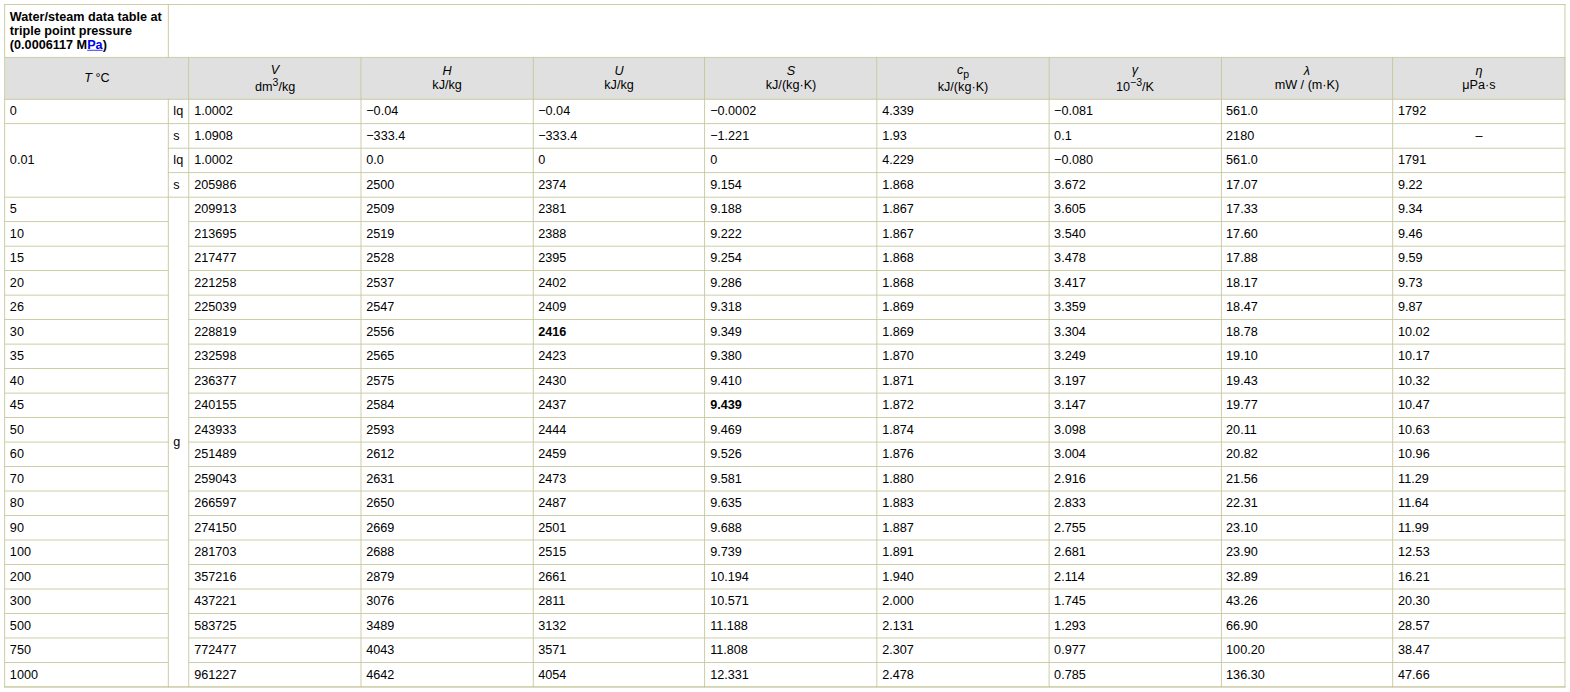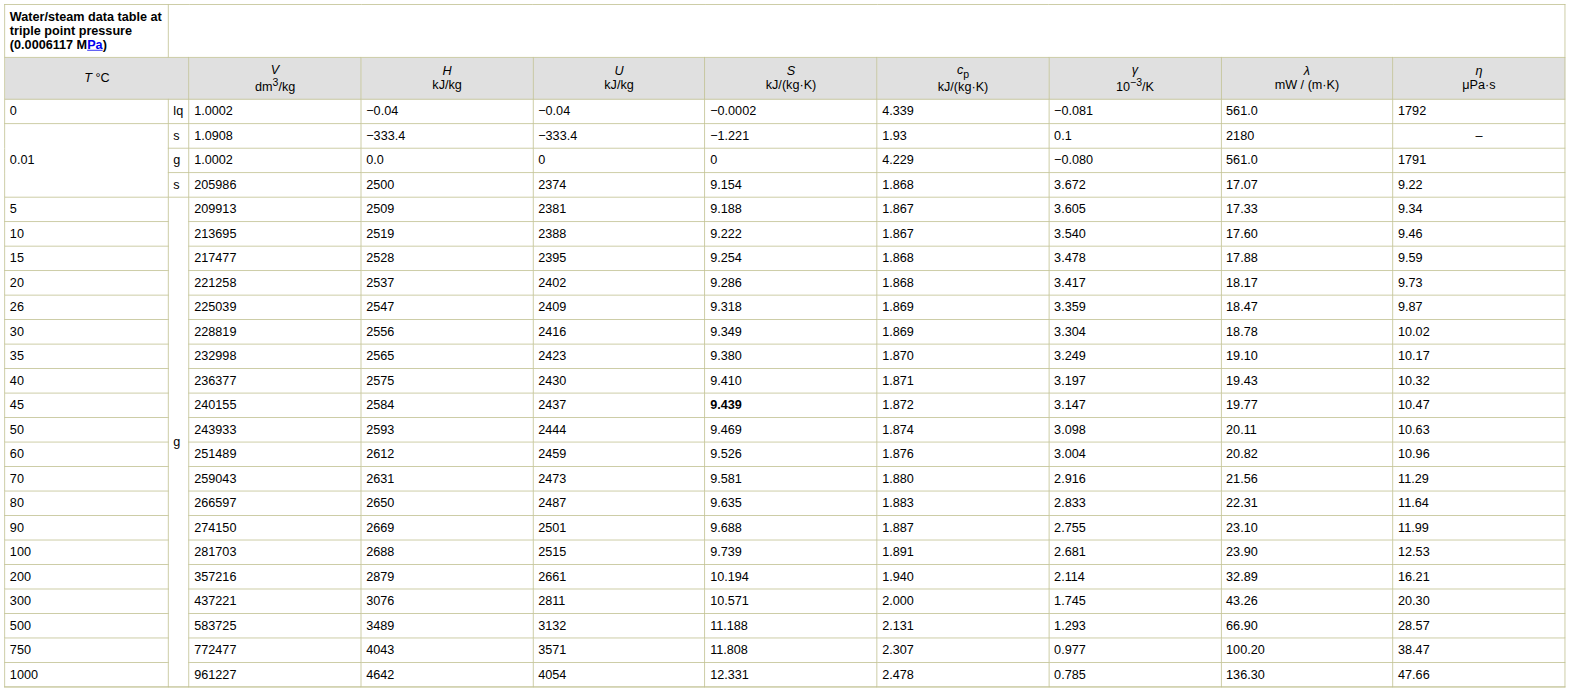(178, 160) lq -> (177, 160) g
(552, 332) bold -> (552, 332) normal
(215, 356) 232598 -> (215, 356) 232998
